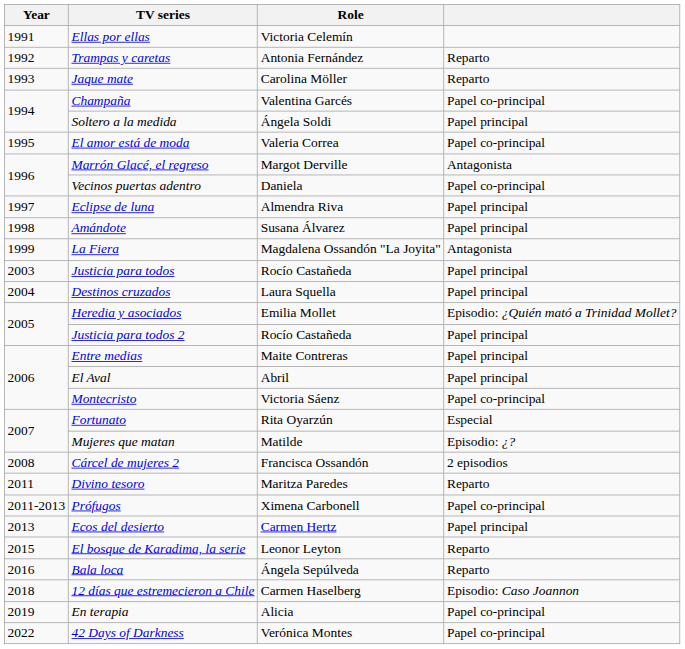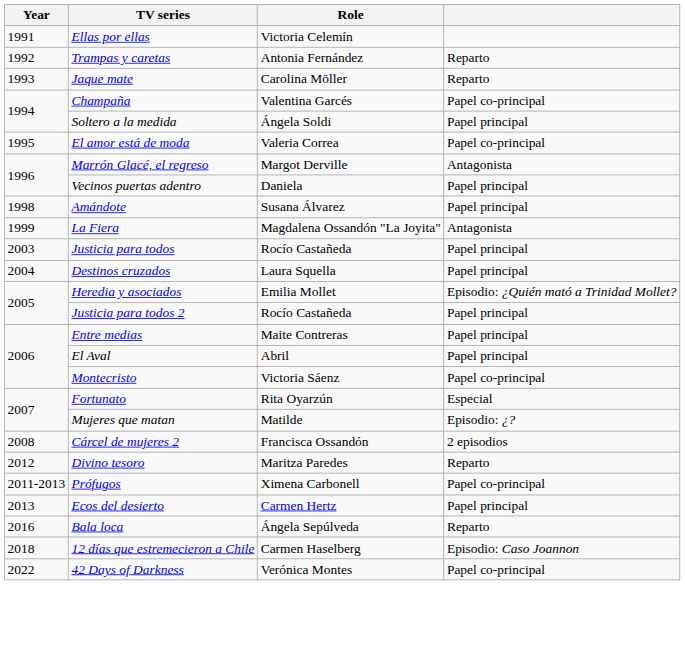(496, 185) Papel co-principal -> (487, 185) Papel principal
- row: (113, 206)
(21, 484) 2011 -> (21, 462) 2012
- row: (158, 548)
- row: (100, 611)
